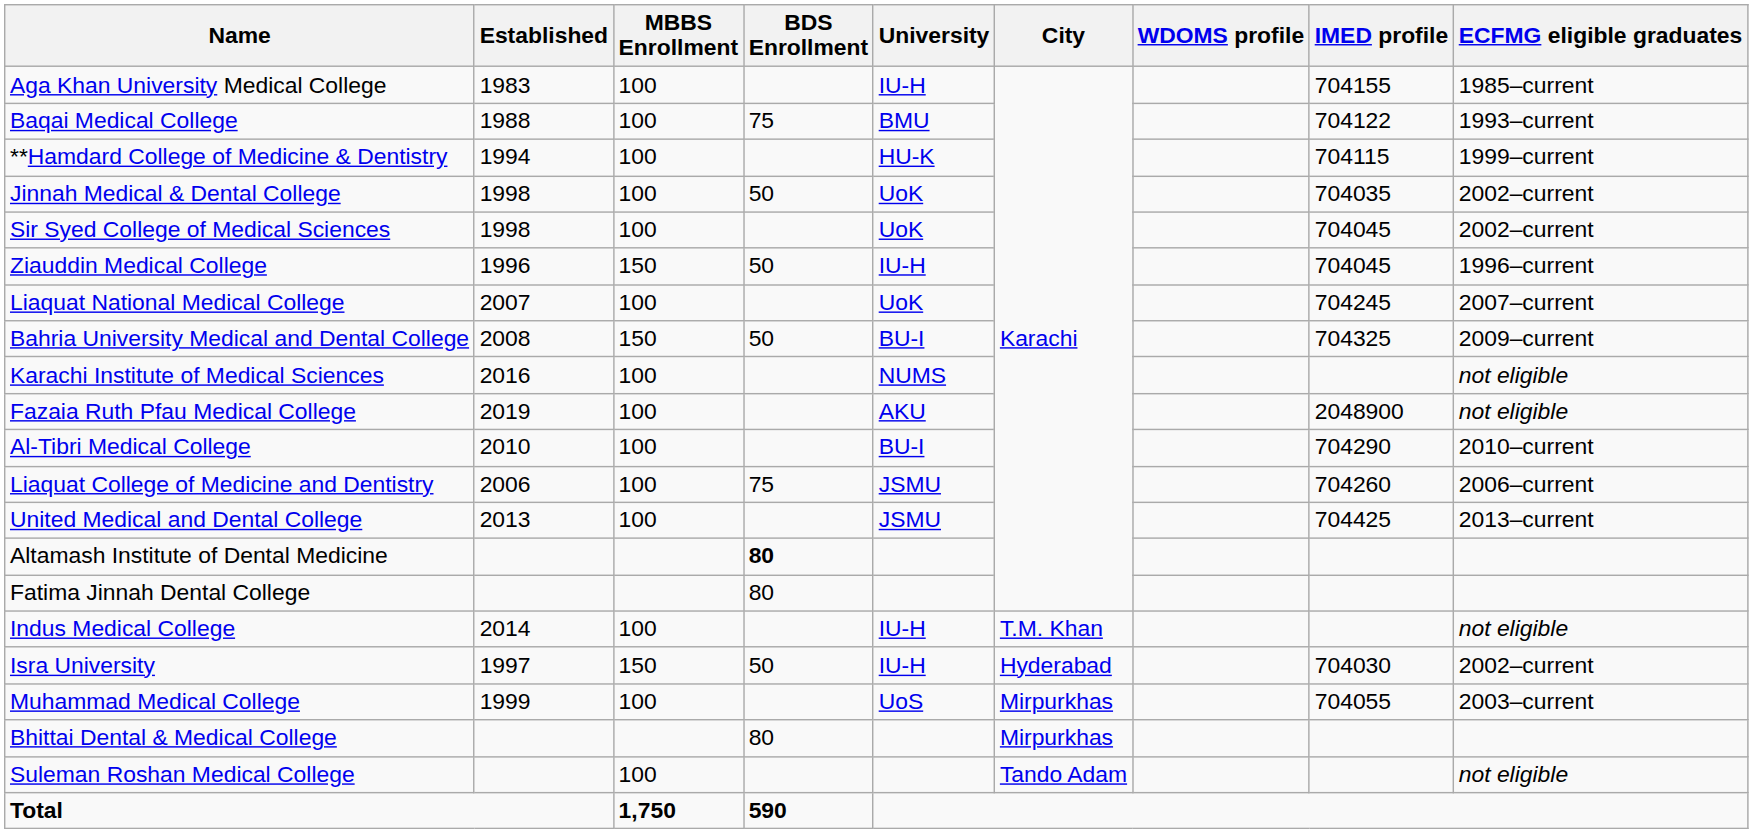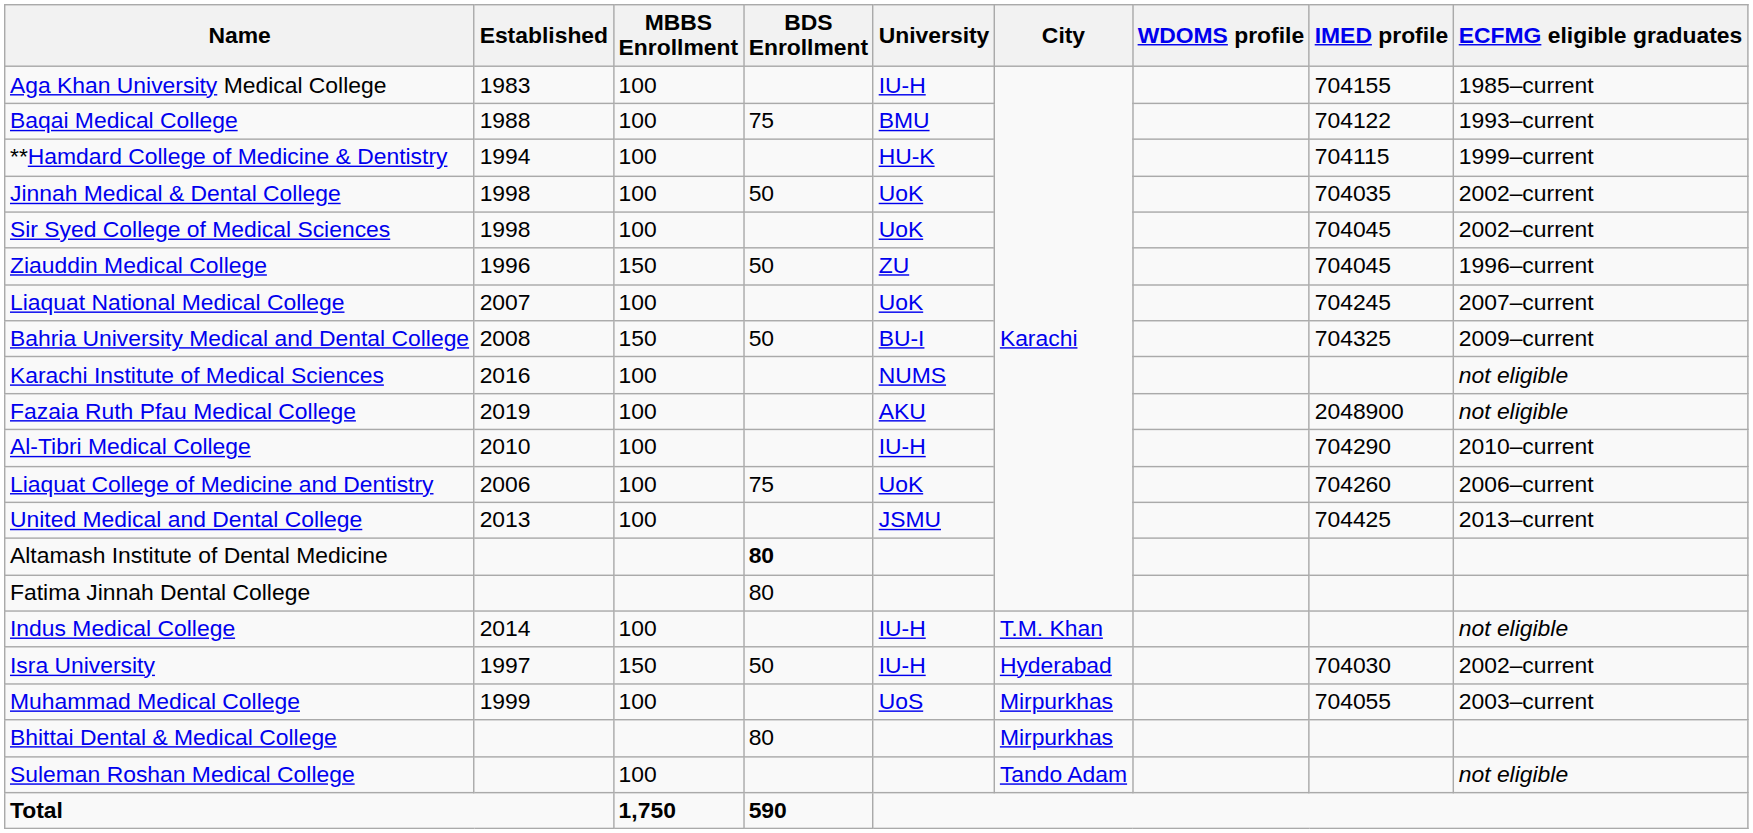(902, 266) IU-H -> (894, 266) ZU
(902, 447) BU-I -> (902, 447) IU-H
(910, 483) JSMU -> (901, 483) UoK
